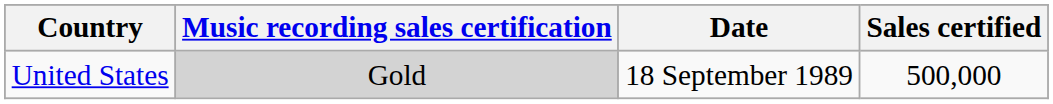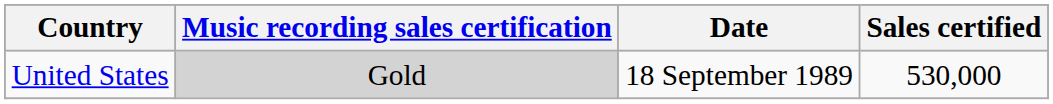(954, 74) 500,000 -> (954, 74) 530,000
